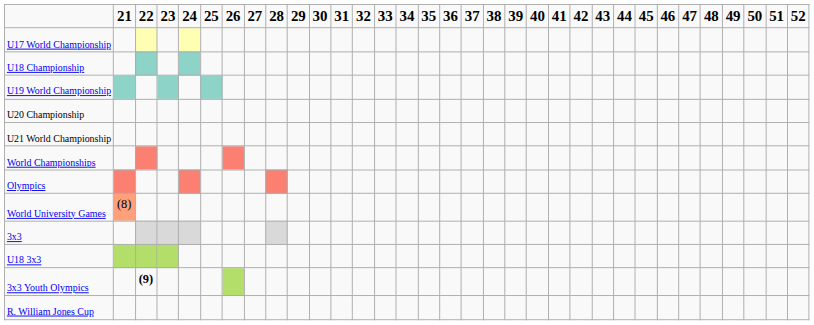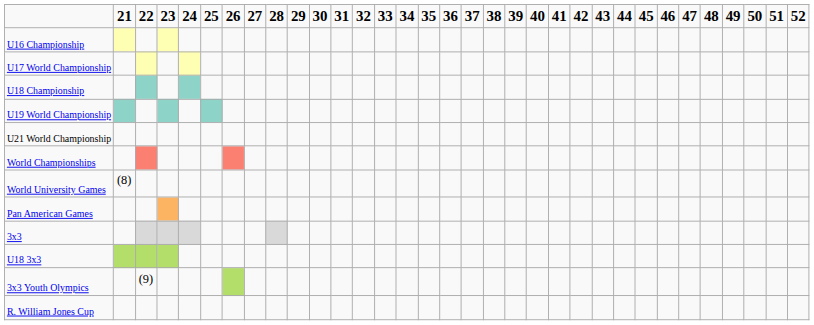+ row: (46, 44)
- row: (46, 115)
- row: (26, 186)
(124, 204) lightsalmon background -> (124, 180) no background
+ row: (50, 213)
(146, 281) bold -> (146, 278) normal
